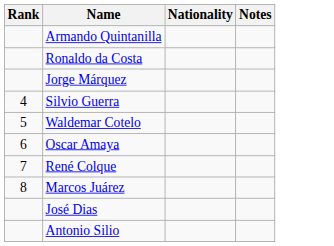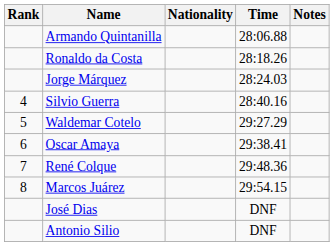+ column: (263, 15)
